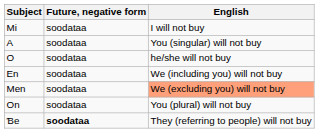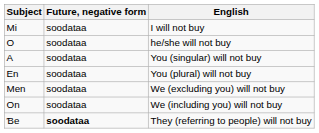rows swapped: (10, 43) <-> (10, 58)
(216, 74) We (including you) will not buy -> (201, 74) You (plural) will not buy
(218, 89) lightsalmon background -> (218, 89) no background
(201, 105) You (plural) will not buy -> (216, 105) We (including you) will not buy
